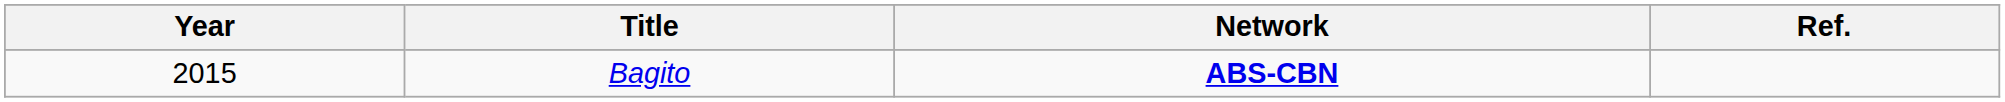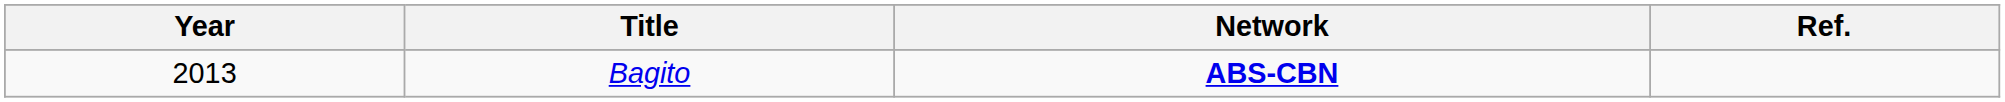(205, 73) 2015 -> (205, 73) 2013
